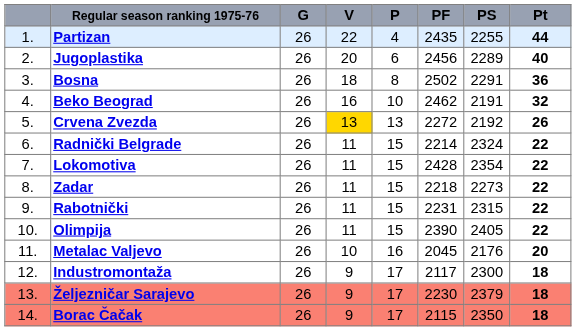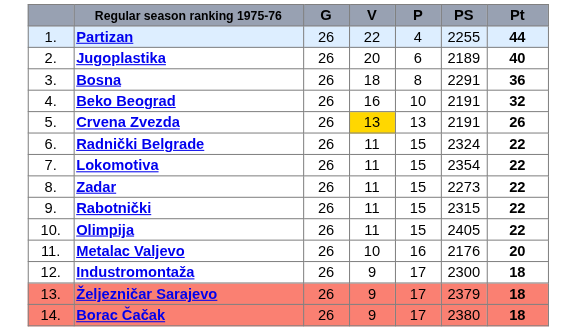- column: (441, 15)
(487, 58) 2289 -> (464, 58) 2189
(487, 122) 2192 -> (464, 122) 2191
(487, 315) 2350 -> (464, 315) 2380
